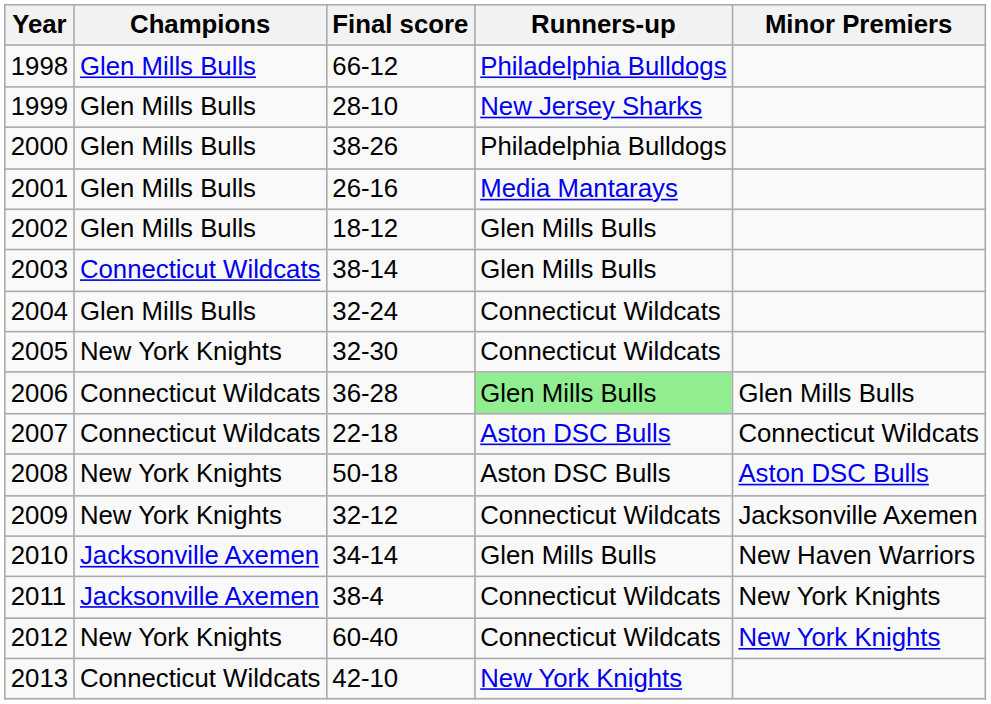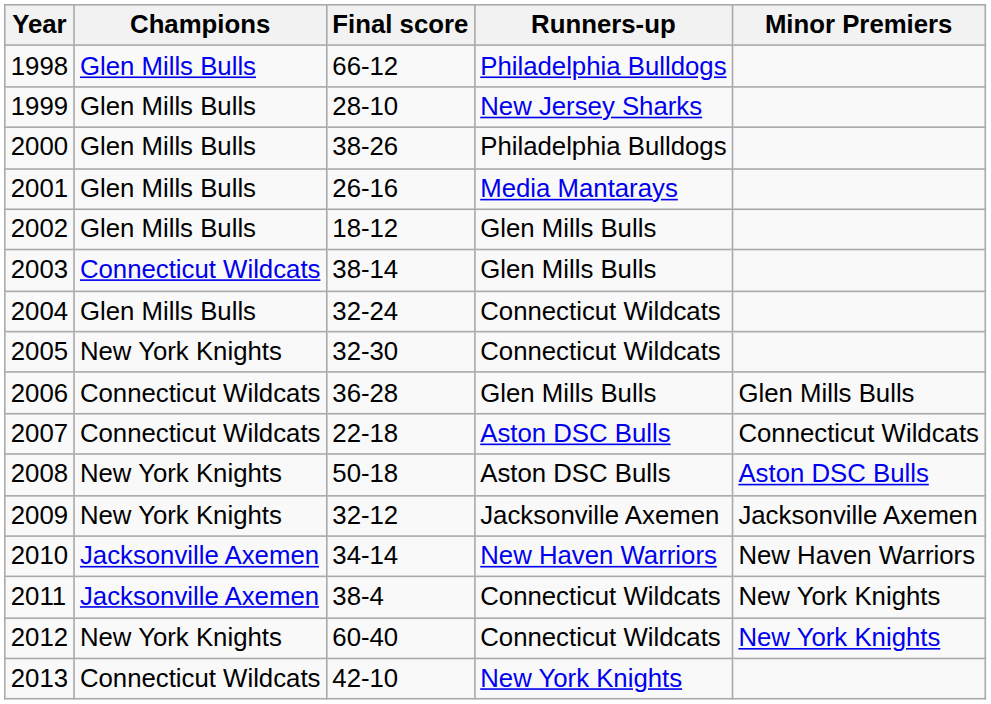(568, 392) lightgreen background -> (568, 392) no background
(600, 515) Connecticut Wildcats -> (600, 515) Jacksonville Axemen
(568, 556) Glen Mills Bulls -> (599, 556) New Haven Warriors
